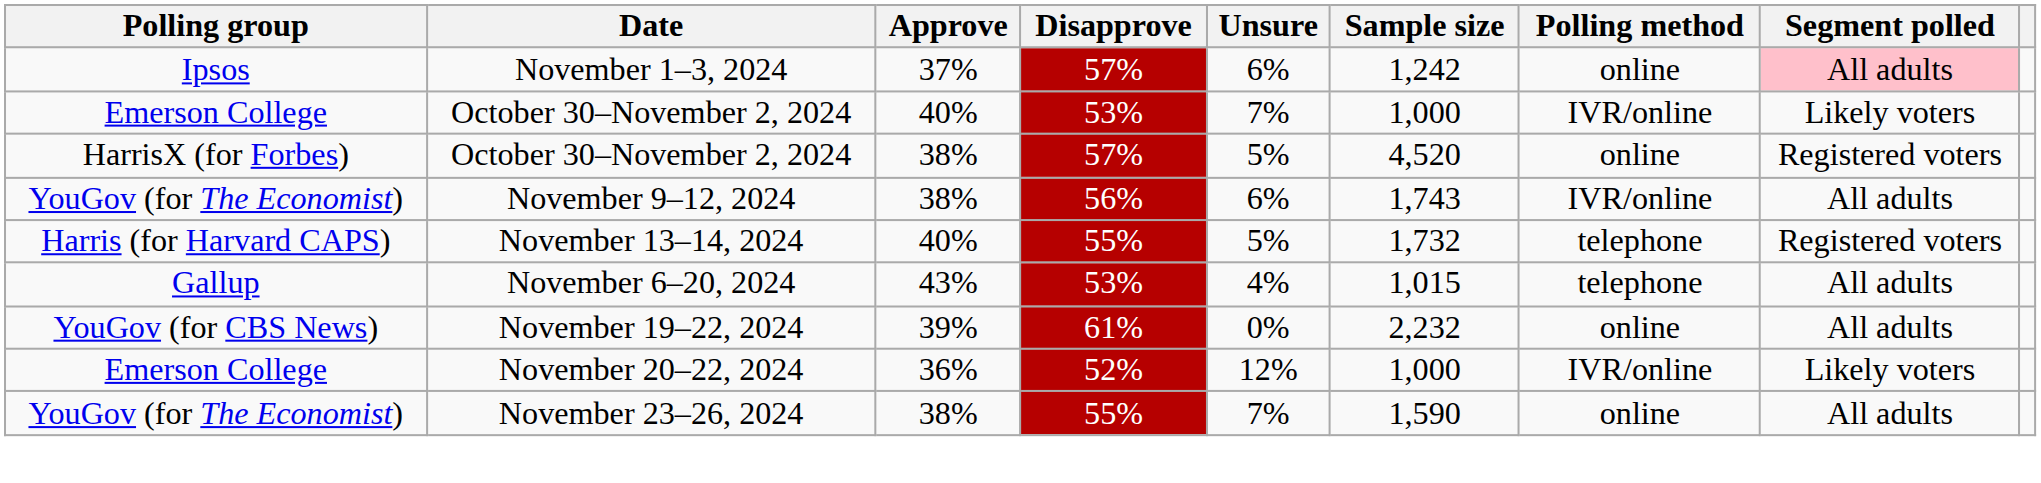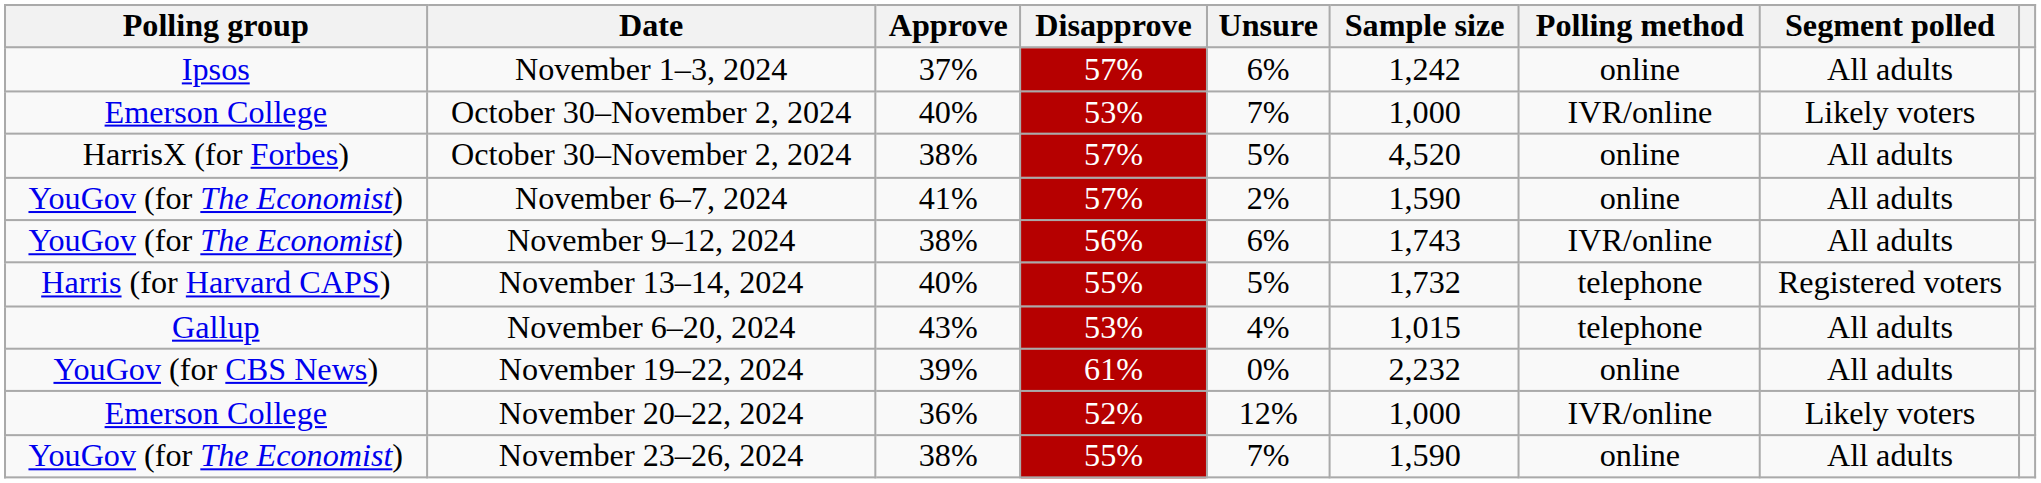(1890, 68) pink background -> (1890, 68) no background
(1890, 154) Registered voters -> (1890, 154) All adults
+ row: (216, 197)
